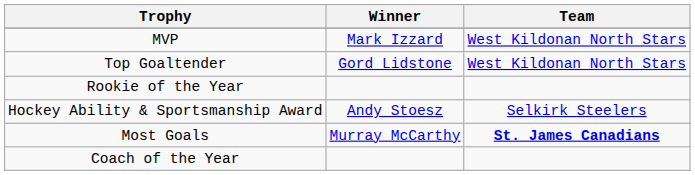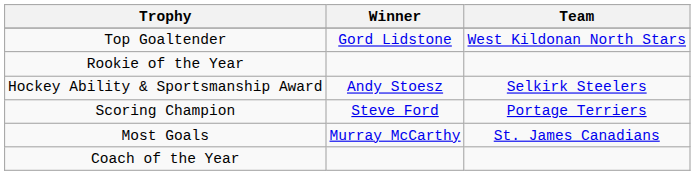- row: (165, 40)
+ row: (165, 111)
(577, 135) bold -> (577, 135) normal
